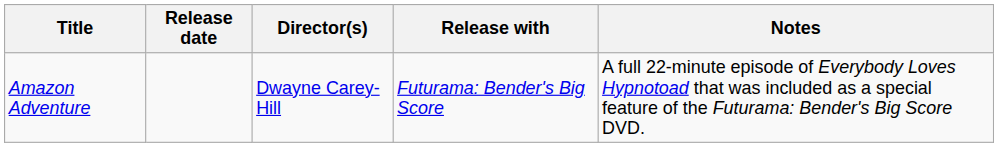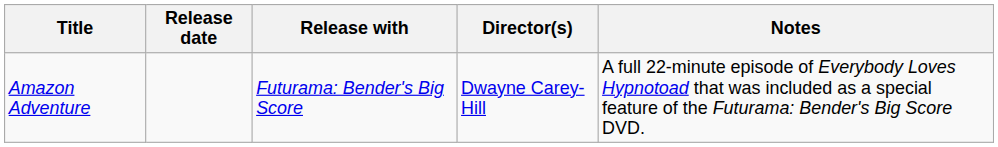columns swapped: (322, 28) <-> (495, 28)
